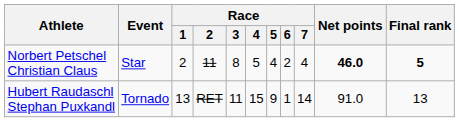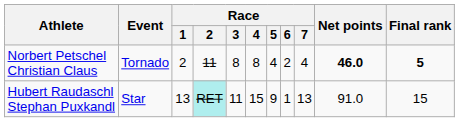(133, 63) Star -> (145, 63) Tornado
(256, 63) 5 -> (256, 63) 8
(145, 99) Tornado -> (133, 99) Star
(209, 99) no background -> (209, 99) paleturquoise background
(304, 99) 14 -> (304, 99) 13
(420, 99) 13 -> (420, 99) 15
